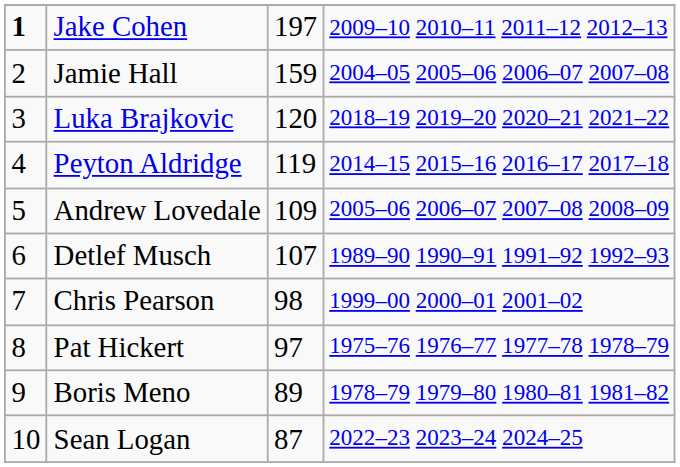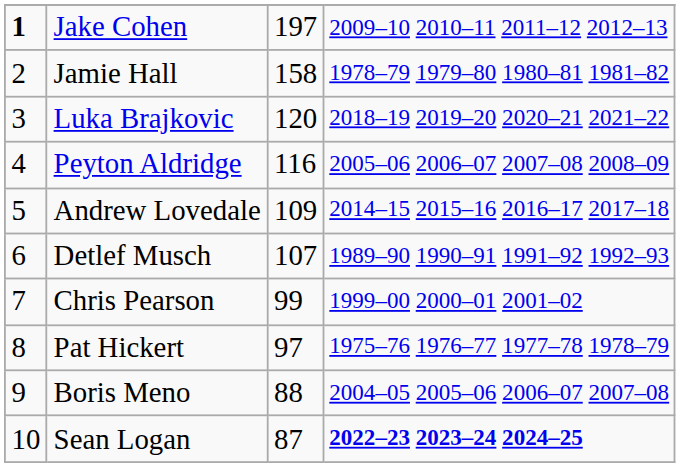(296, 73) 159 -> (296, 73) 158
(499, 73) 2004–05 2005–06 2006–07 2007–08 -> (499, 73) 1978–79 1979–80 1980–81 1981–82
(295, 164) 119 -> (295, 164) 116
(499, 164) 2014–15 2015–16 2016–17 2017–18 -> (499, 164) 2005–06 2006–07 2007–08 2008–09
(499, 210) 2005–06 2006–07 2007–08 2008–09 -> (499, 210) 2014–15 2015–16 2016–17 2017–18
(288, 301) 98 -> (288, 301) 99
(288, 392) 89 -> (288, 392) 88
(499, 392) 1978–79 1979–80 1980–81 1981–82 -> (499, 392) 2004–05 2005–06 2006–07 2007–08
(456, 438) normal -> (456, 438) bold
